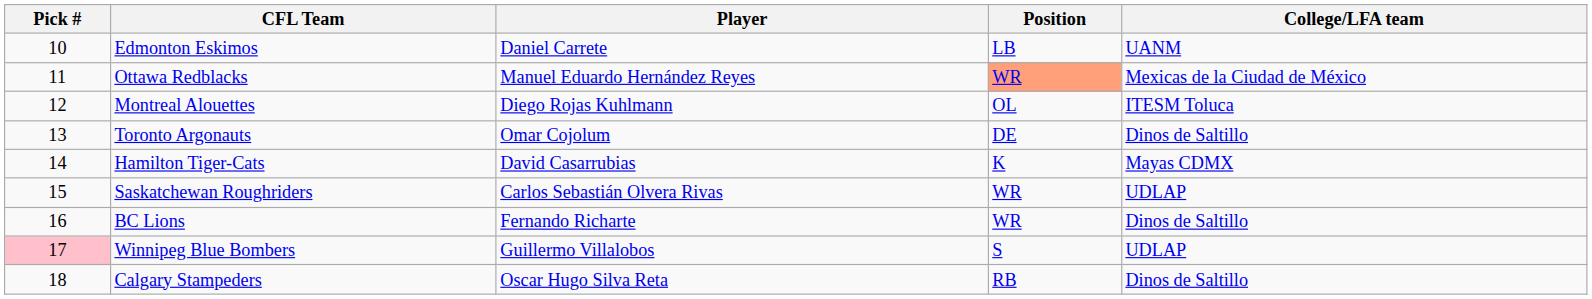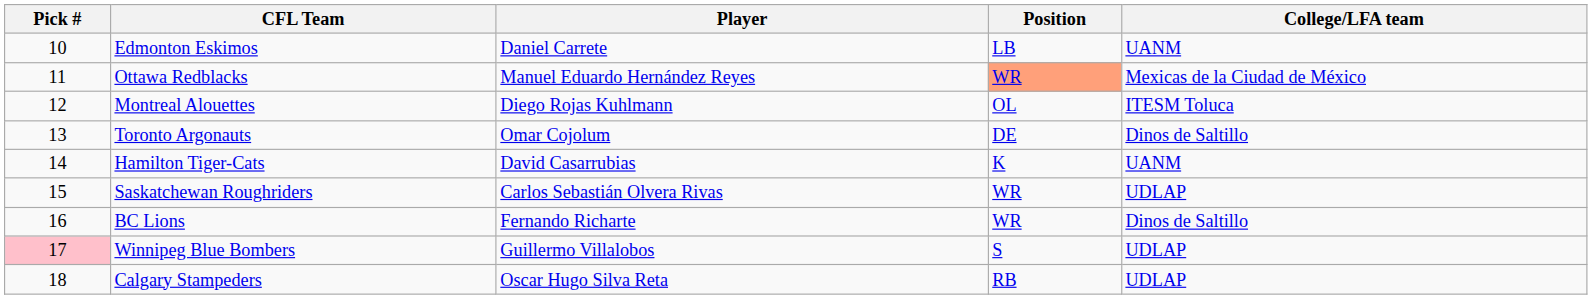(1179, 163) Mayas CDMX -> (1153, 163) UANM
(1187, 279) Dinos de Saltillo -> (1156, 279) UDLAP
